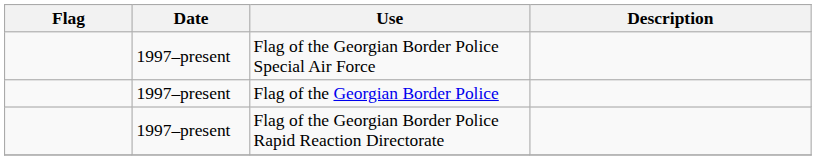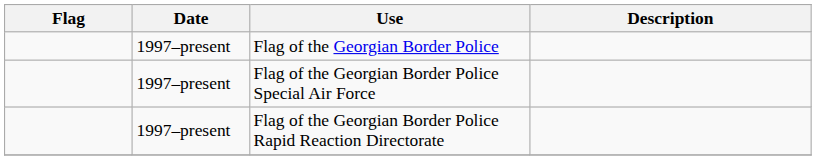rows swapped: (376, 93) <-> (376, 55)
